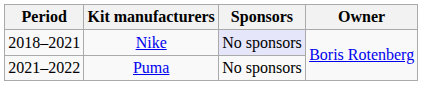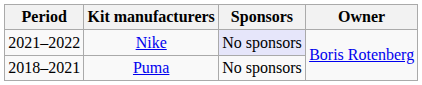(44, 42) 2018–2021 -> (44, 42) 2021–2022
(44, 67) 2021–2022 -> (44, 67) 2018–2021
